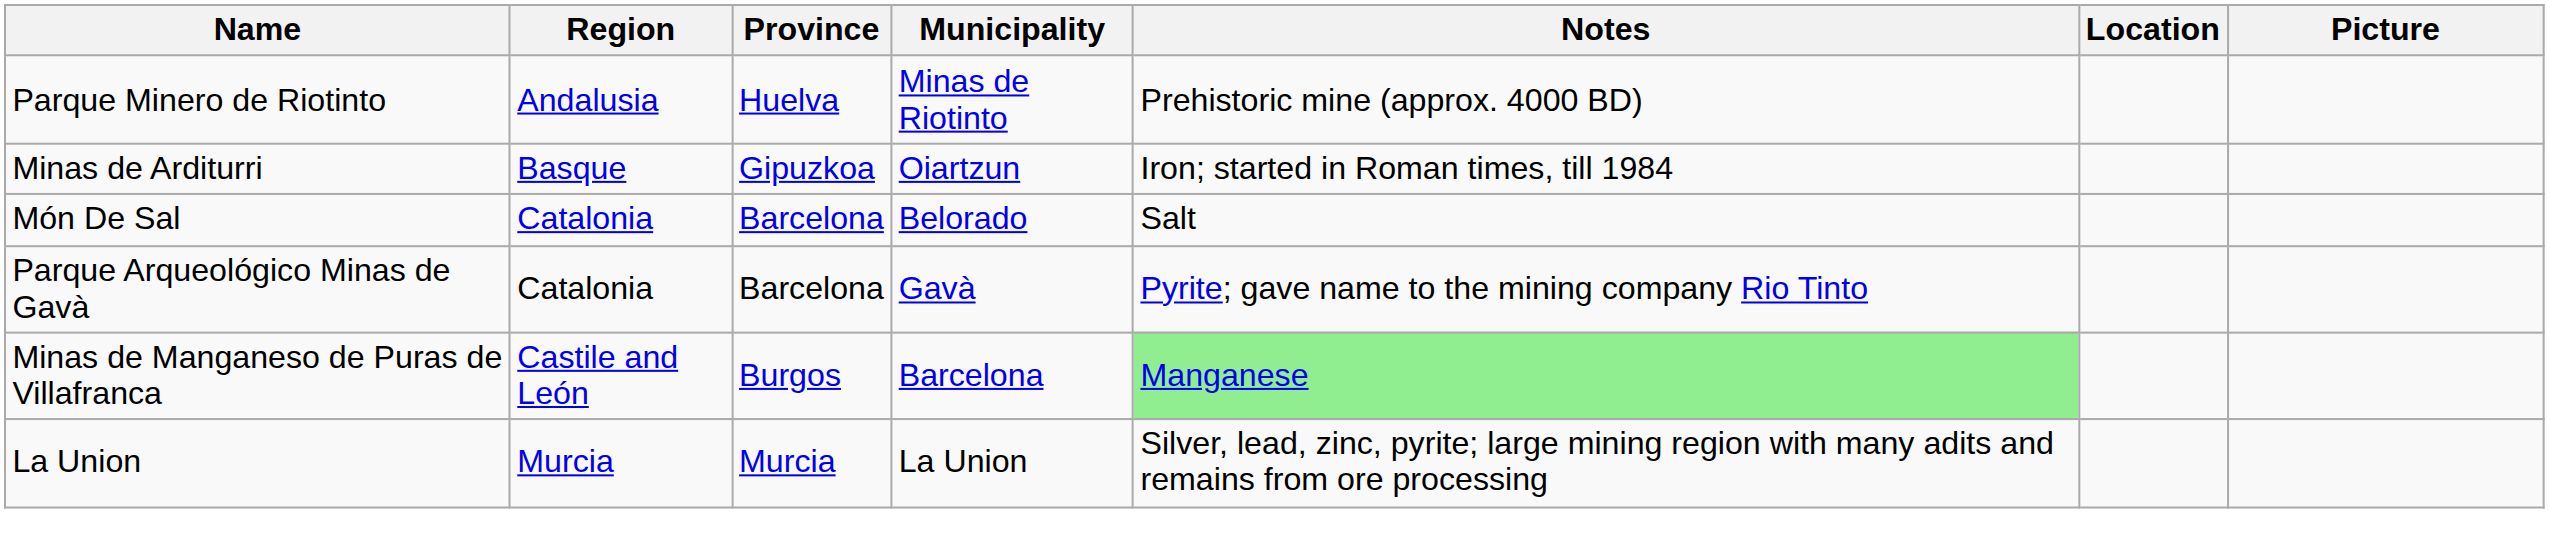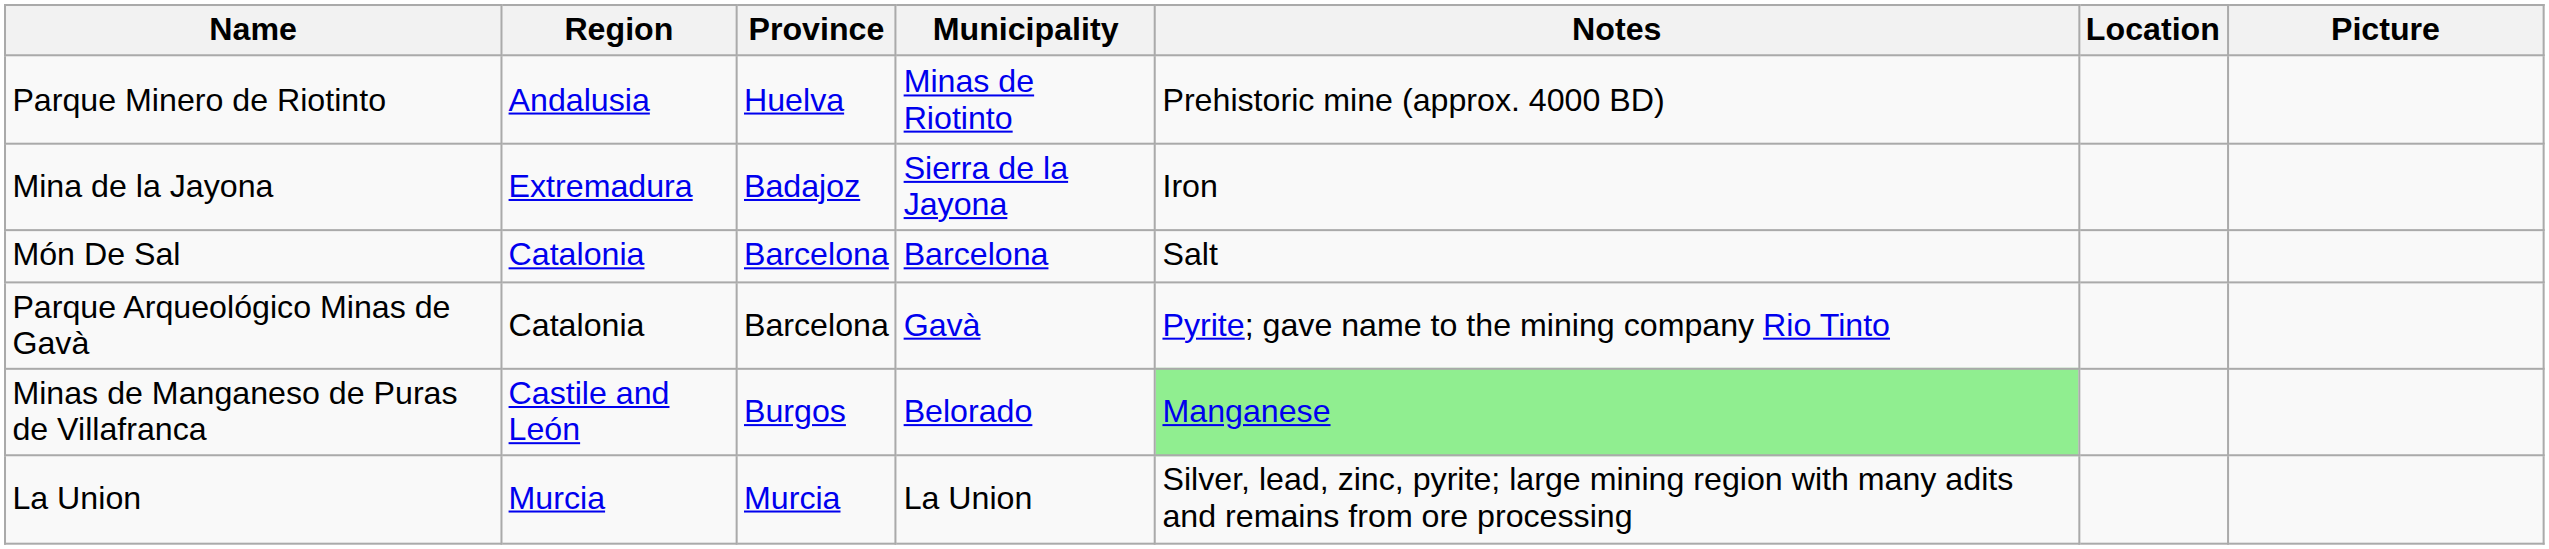+ row: (143, 186)
- row: (138, 168)
(963, 219) Belorado -> (976, 255) Barcelona
(971, 375) Barcelona -> (968, 411) Belorado
